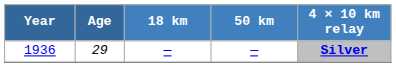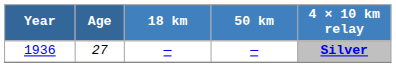(100, 52) 29 -> (100, 52) 27
